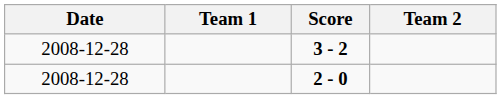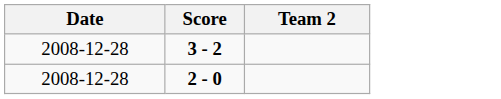- column: (228, 19)
